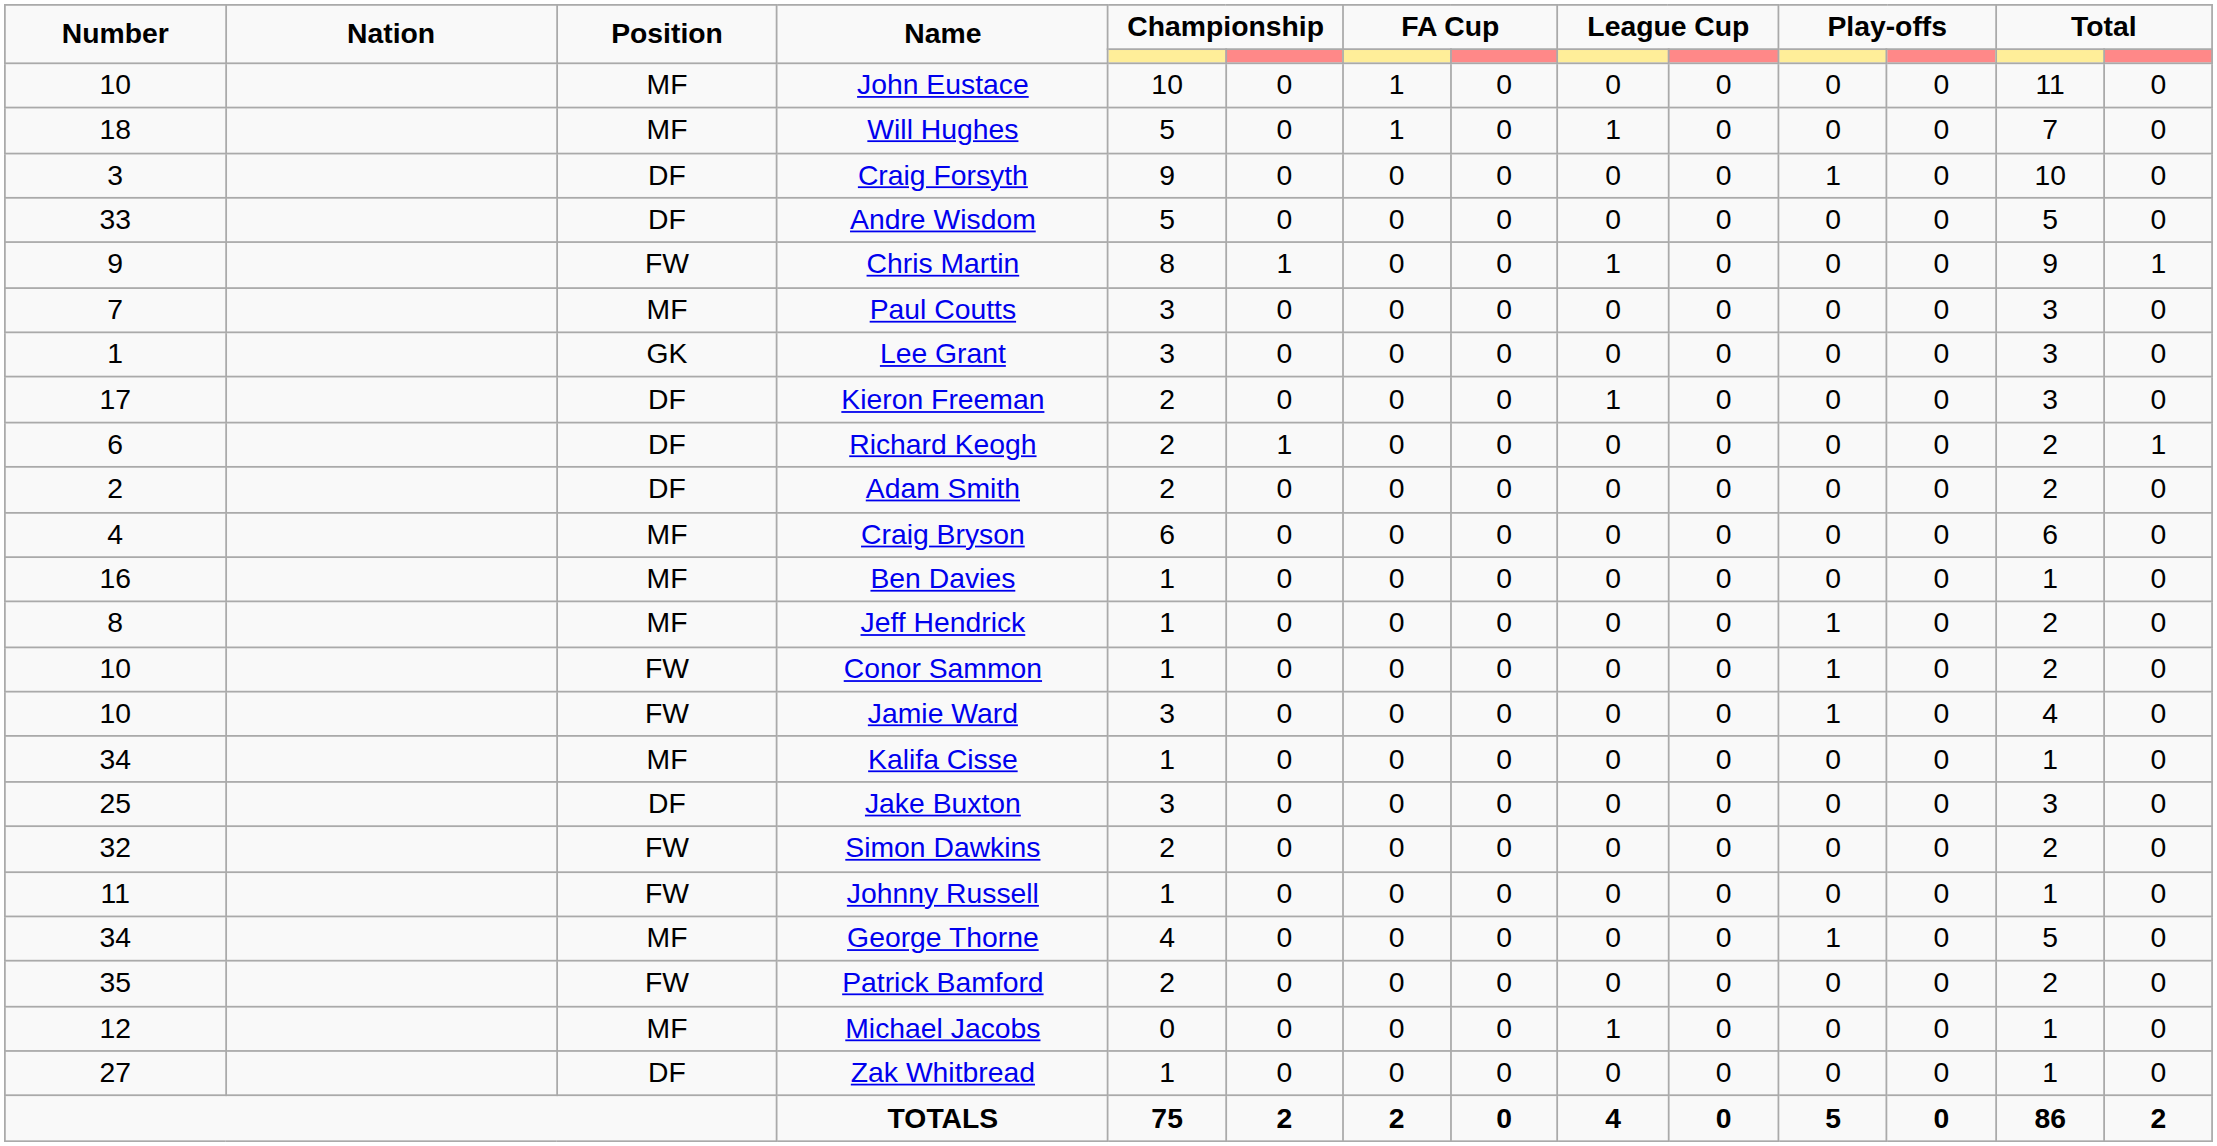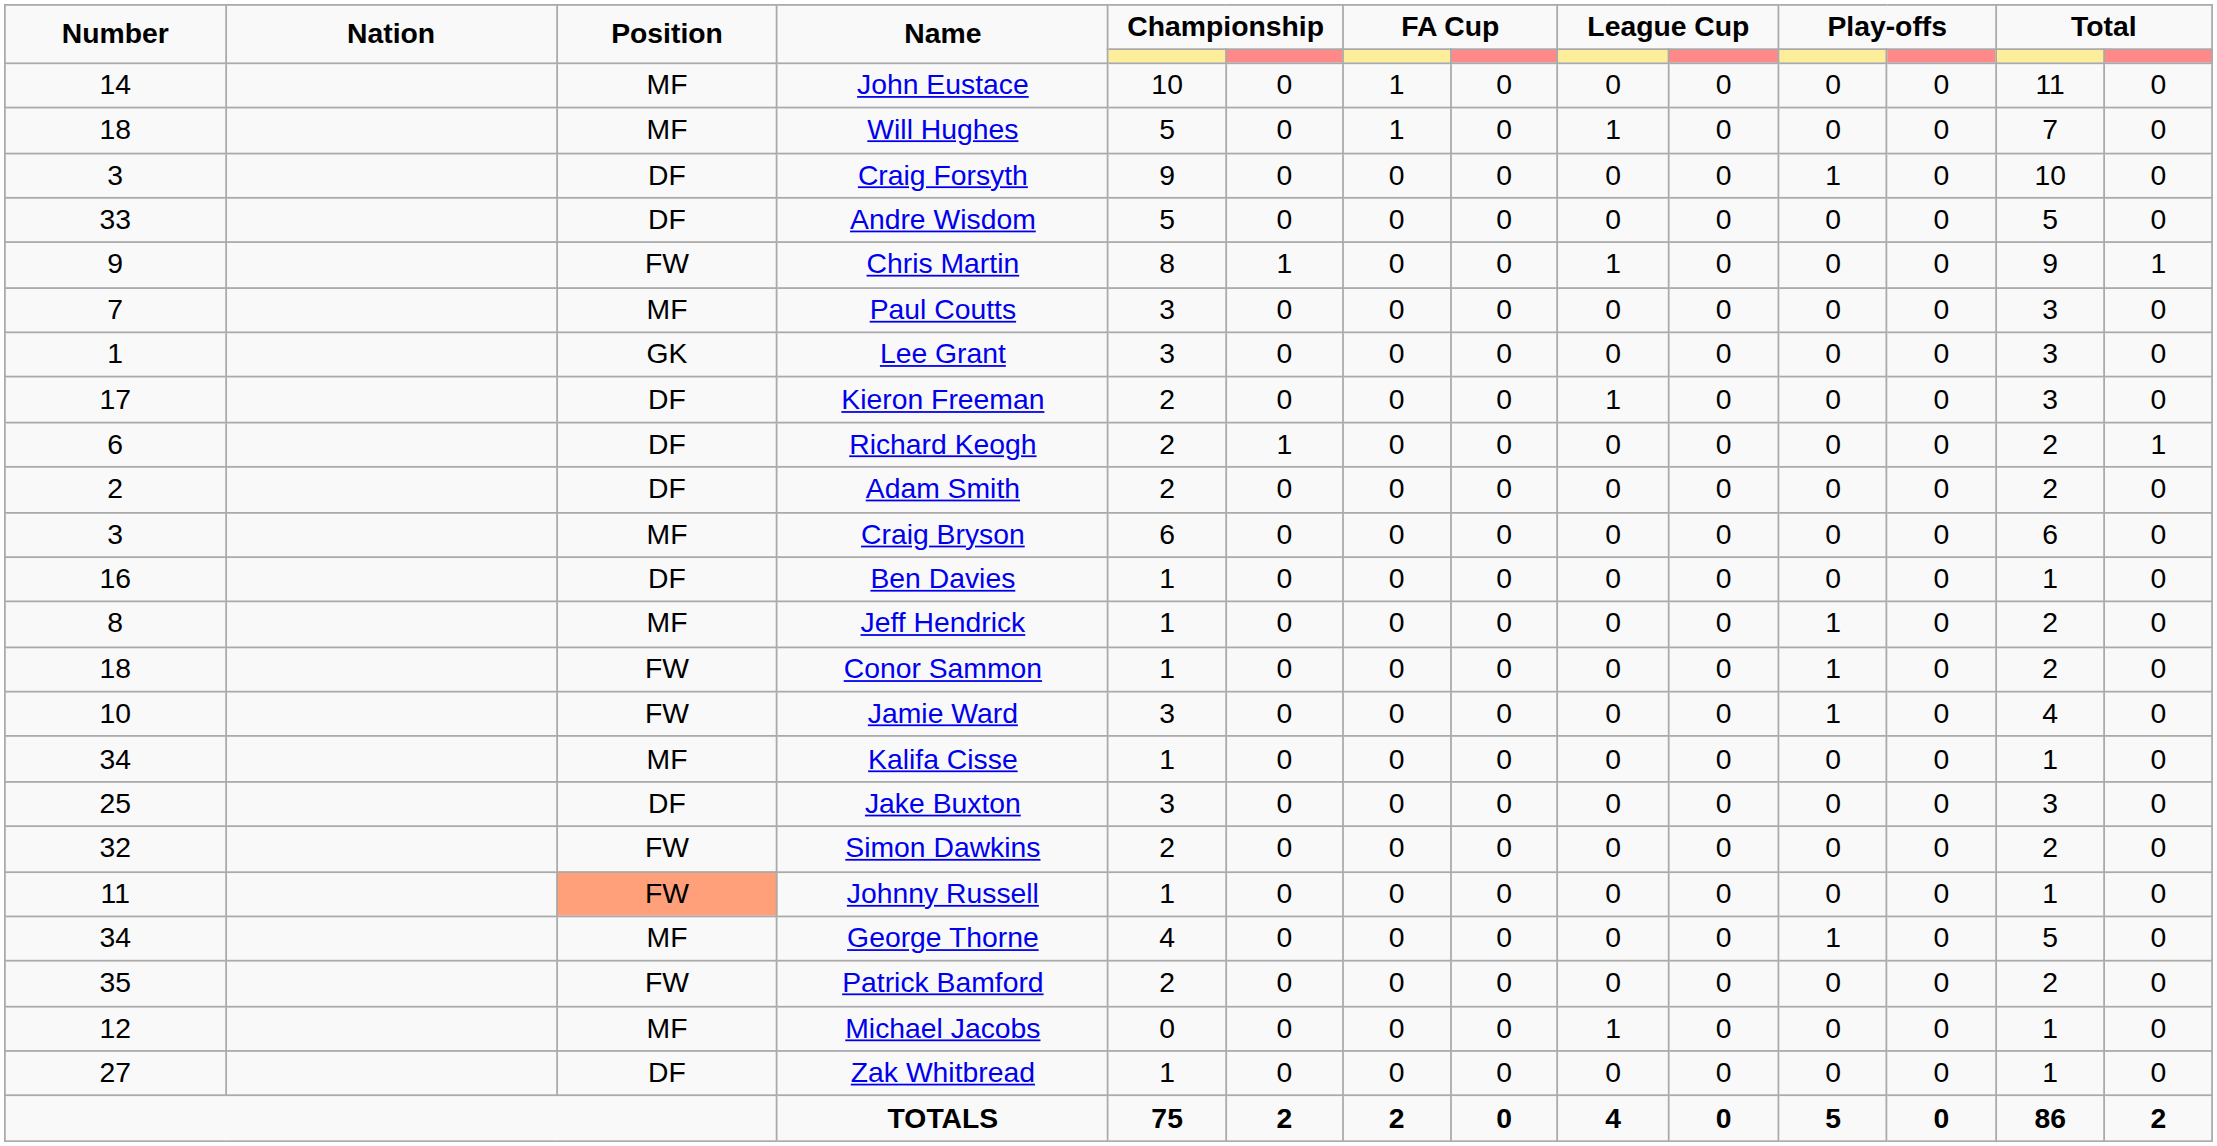(115, 84) 10 -> (115, 84) 14
(115, 534) 4 -> (115, 534) 3
(667, 578) MF -> (667, 578) DF
(115, 668) 10 -> (115, 668) 18
(667, 893) no background -> (667, 893) lightsalmon background
